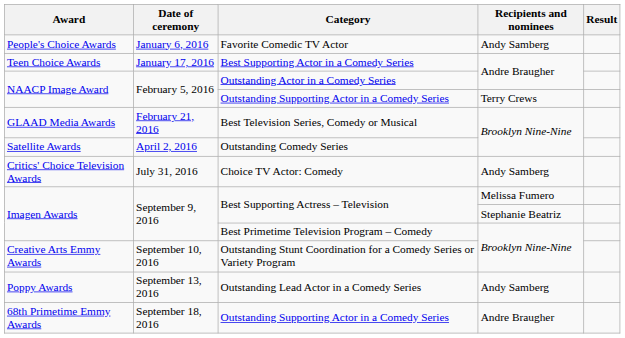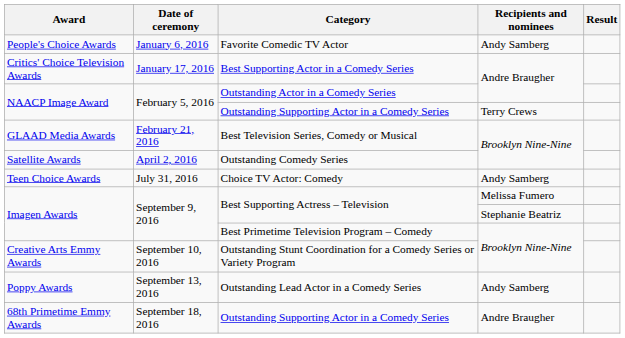(54, 62) Teen Choice Awards -> (66, 68) Critics' Choice Television Awards
(66, 171) Critics' Choice Television Awards -> (54, 177) Teen Choice Awards
